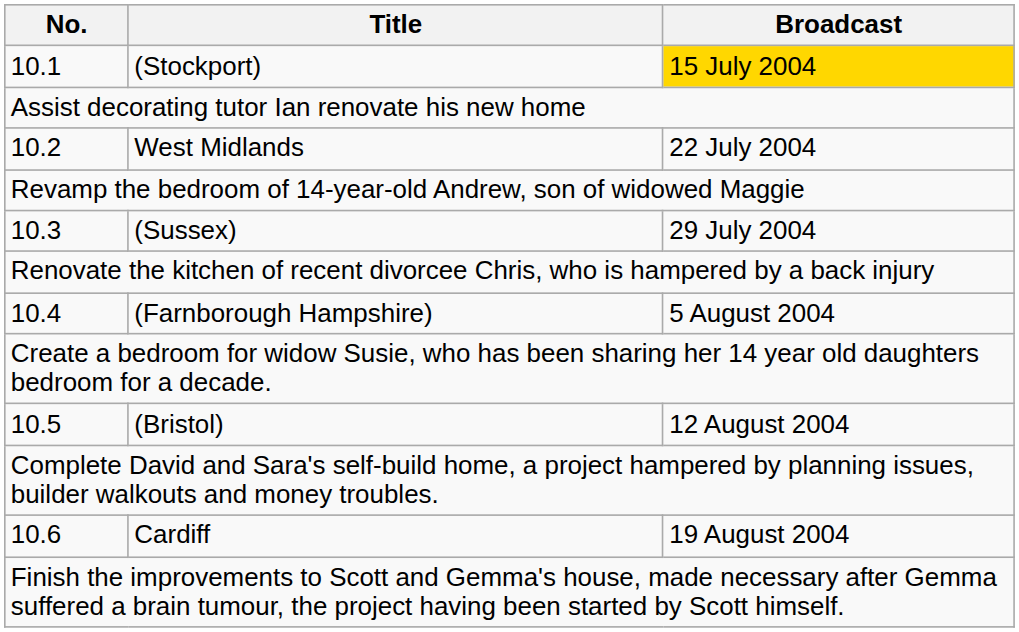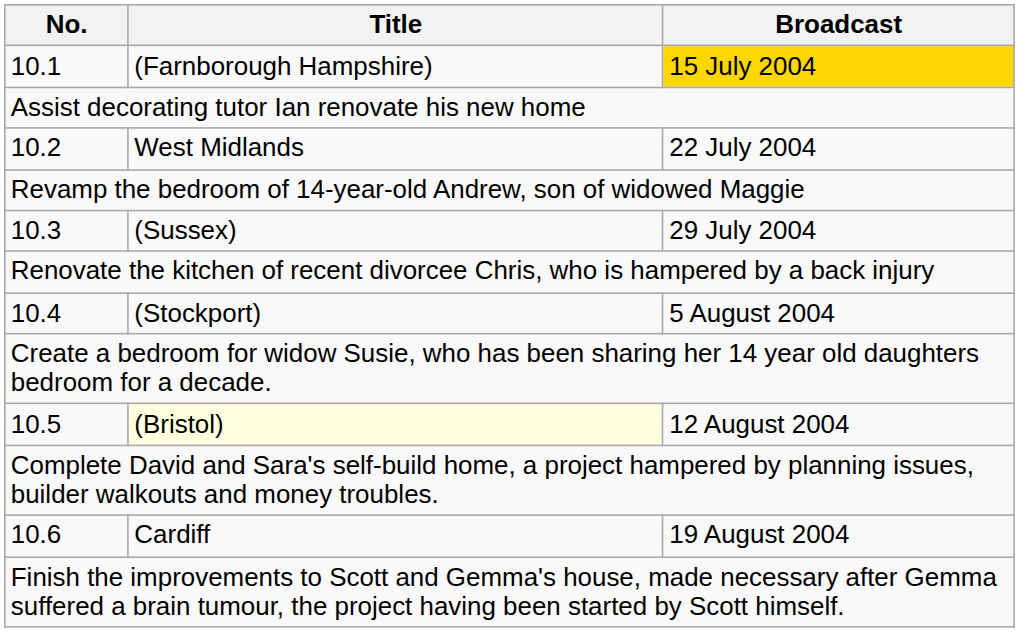(198, 66) (Stockport) -> (283, 66) (Farnborough Hampshire)
(283, 312) (Farnborough Hampshire) -> (198, 312) (Stockport)
(179, 424) no background -> (179, 424) lightyellow background
